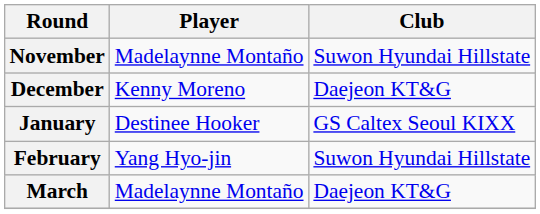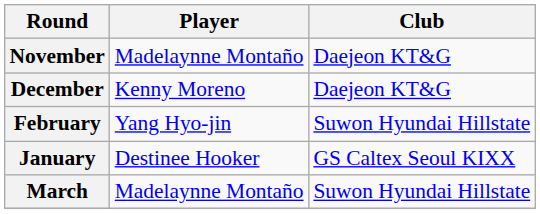(422, 55) Suwon Hyundai Hillstate -> (382, 55) Daejeon KT&G
rows swapped: (57, 123) <-> (57, 157)
(382, 191) Daejeon KT&G -> (422, 191) Suwon Hyundai Hillstate
